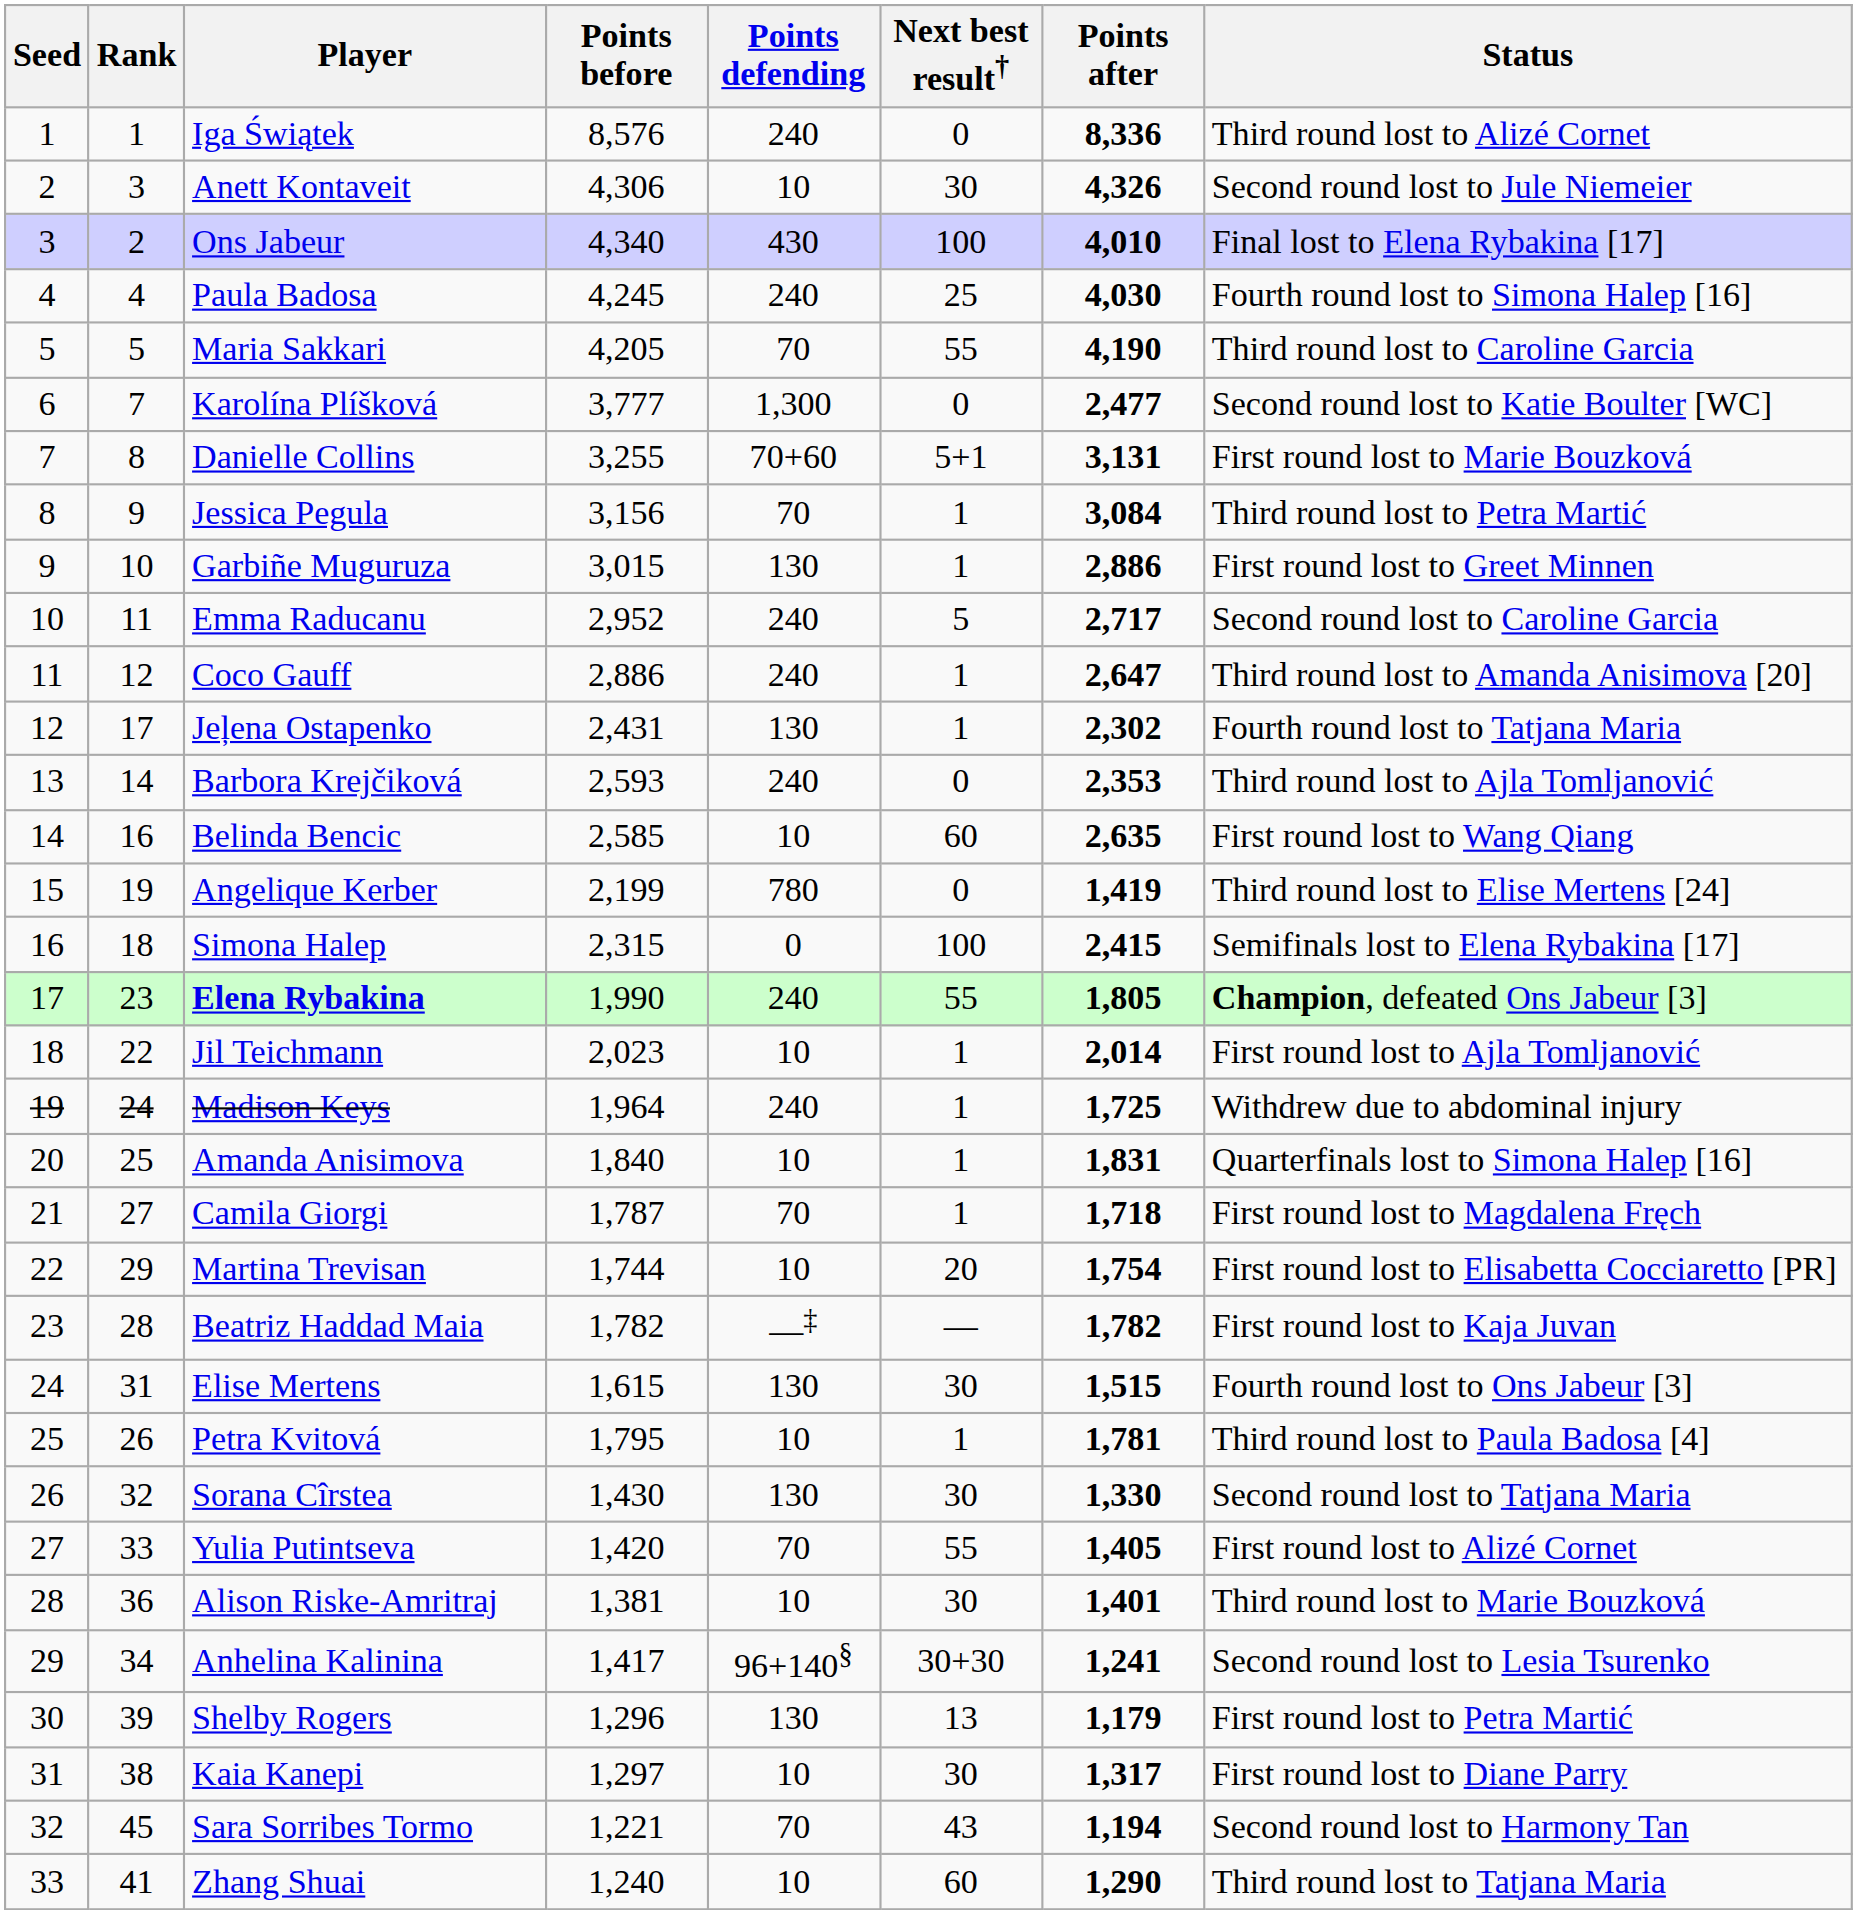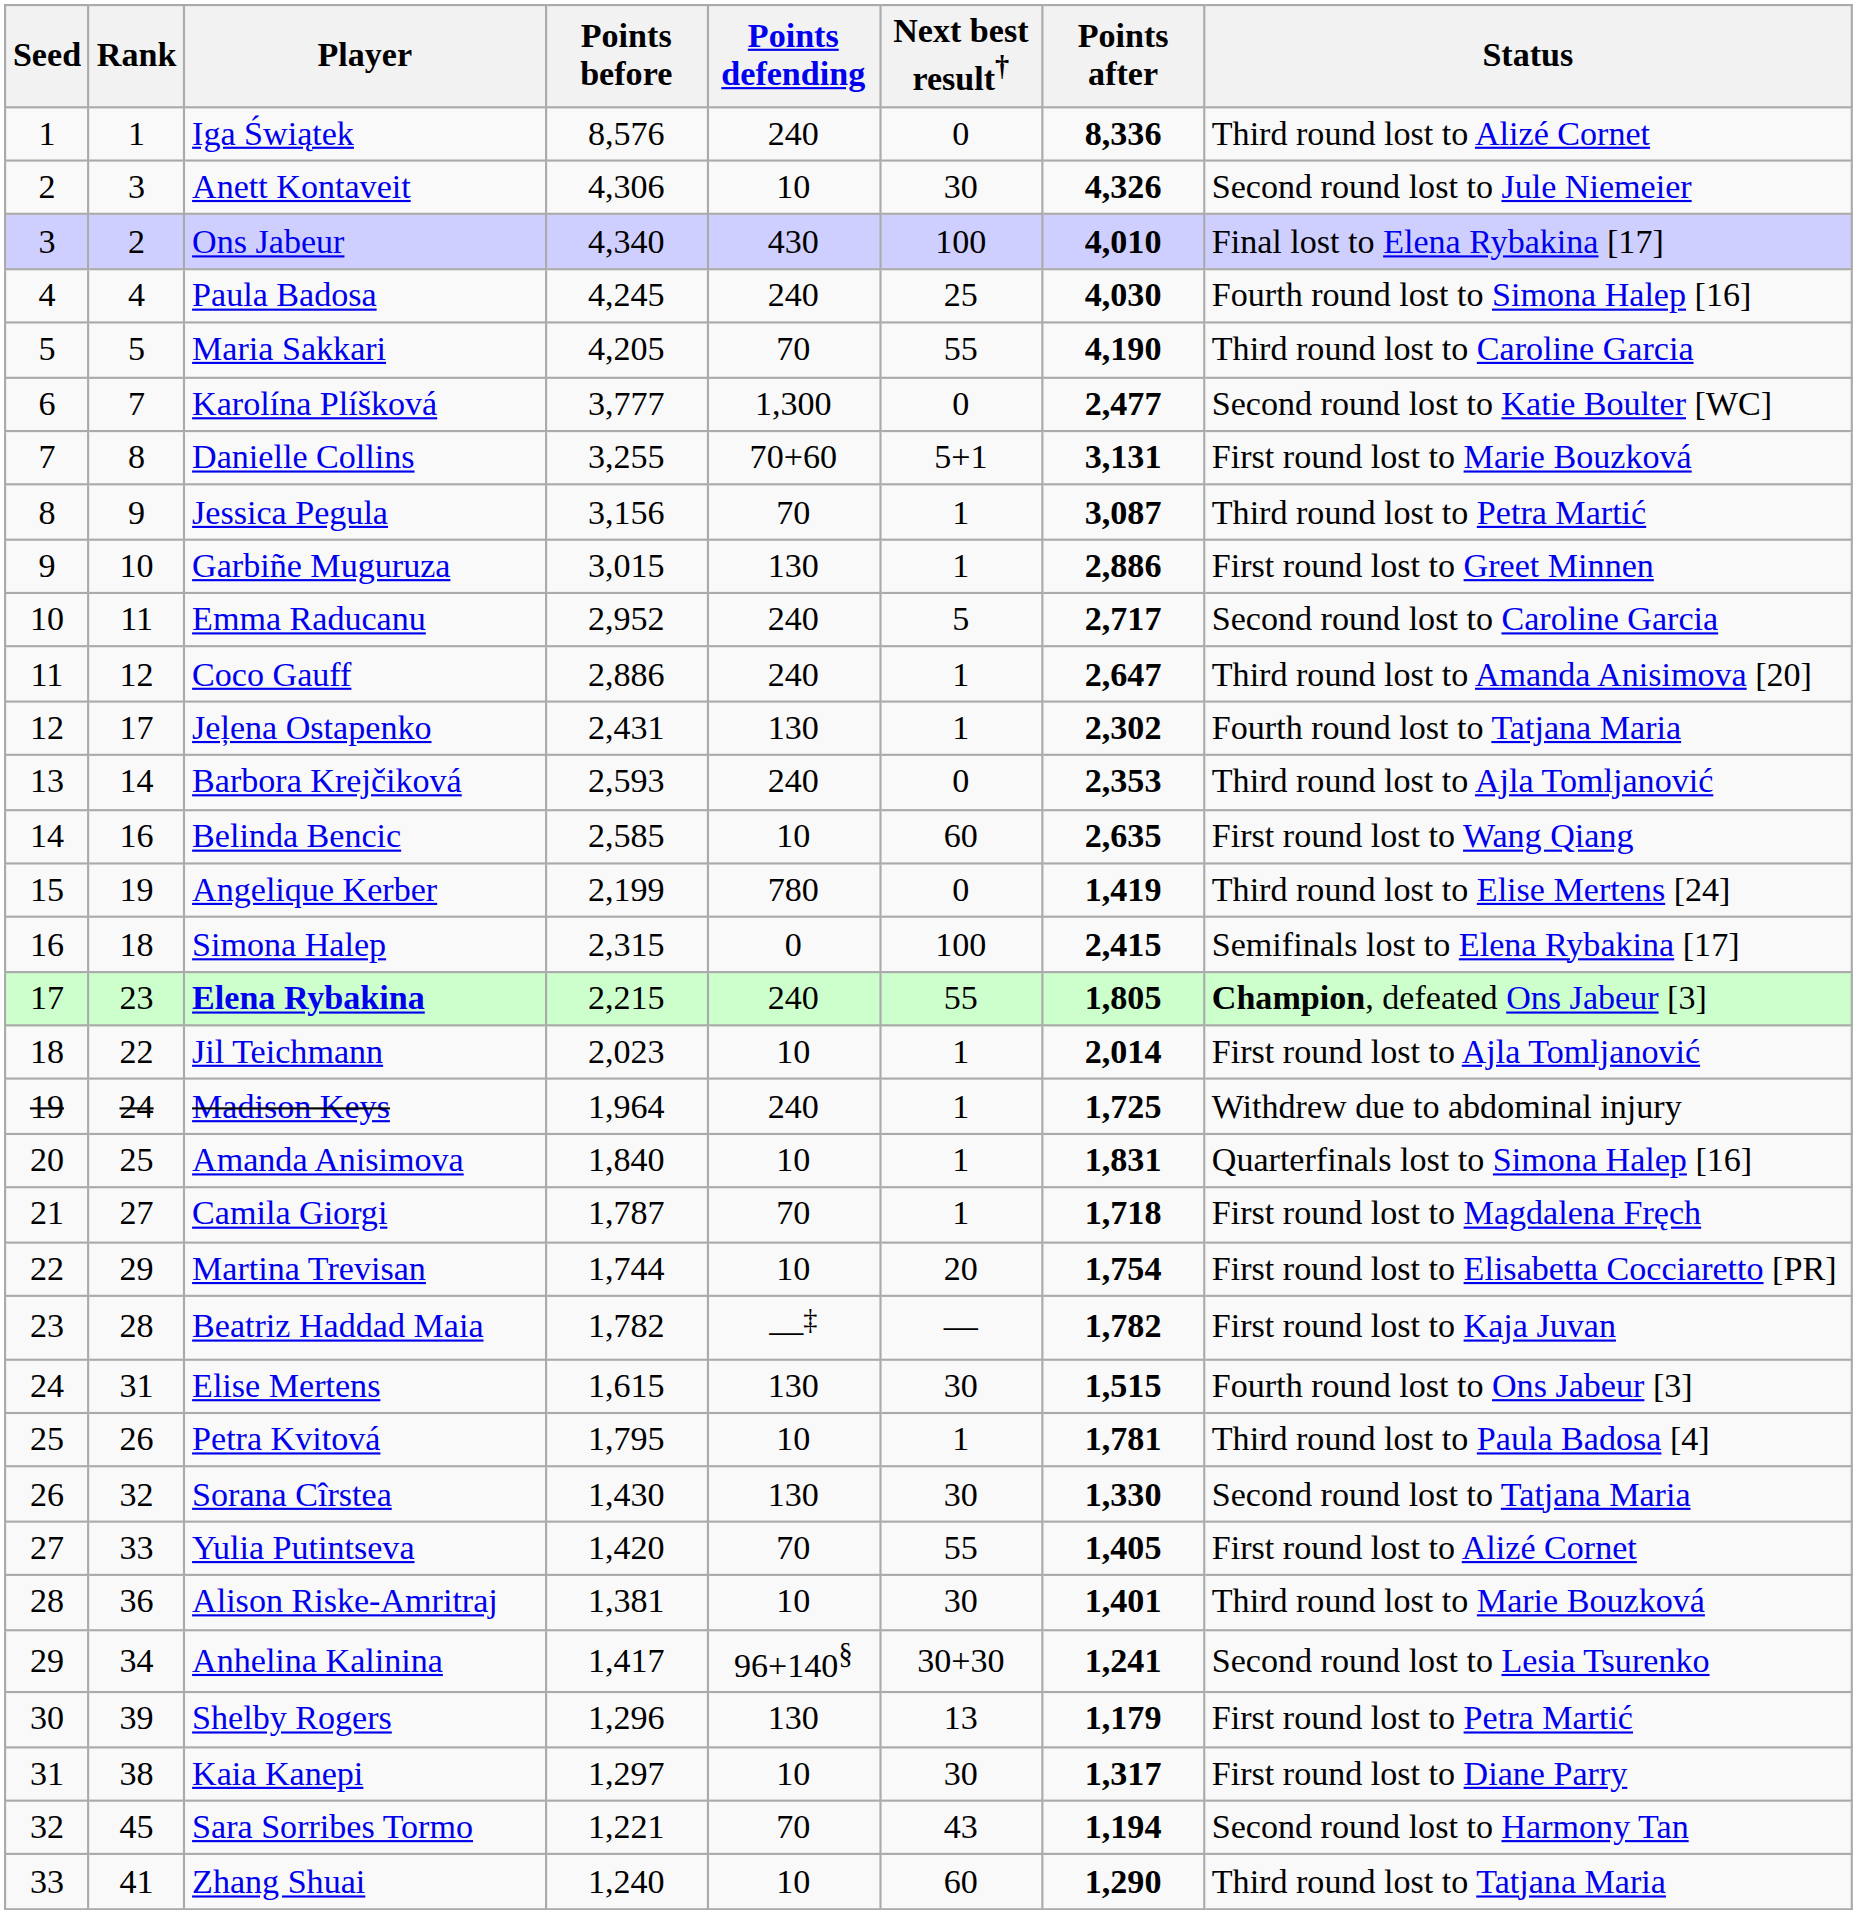(1123, 511) 3,084 -> (1123, 511) 3,087
(626, 997) 1,990 -> (626, 997) 2,215
